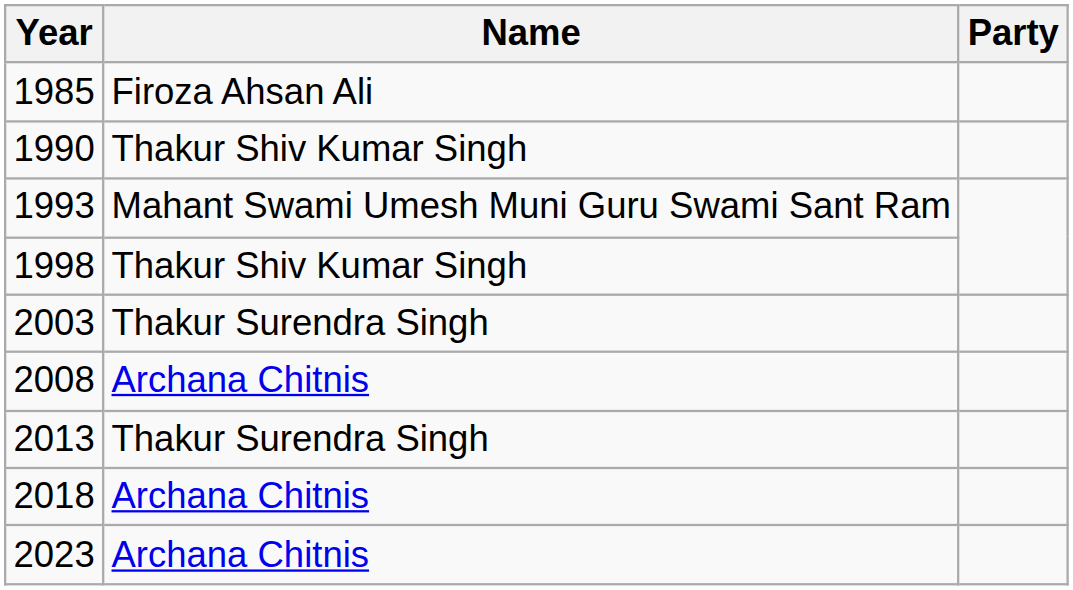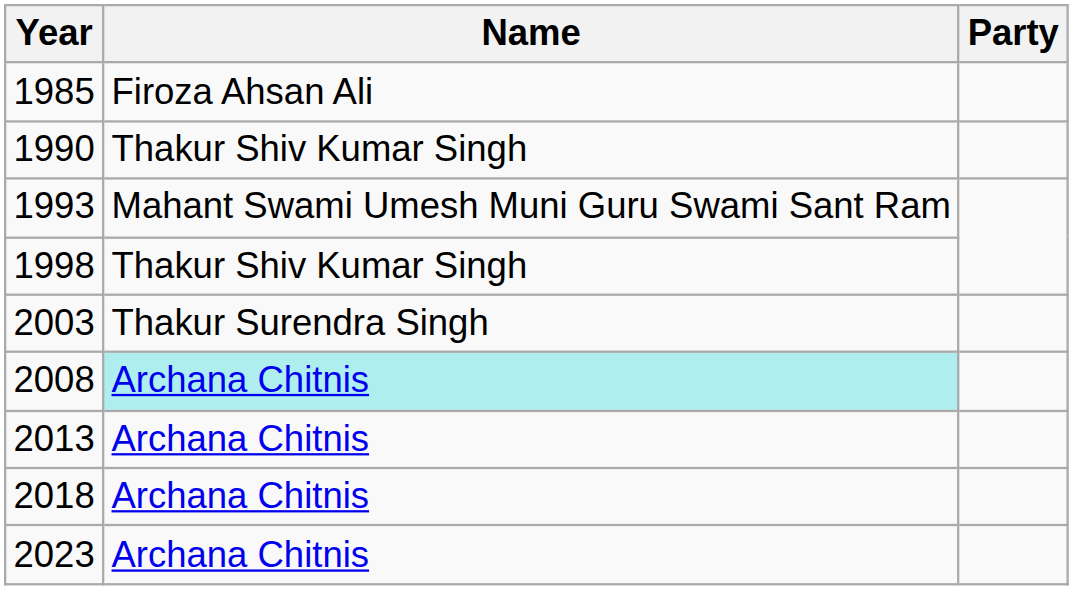(240, 380) no background -> (240, 380) paleturquoise background
(300, 438) Thakur Surendra Singh -> (240, 438) Archana Chitnis
